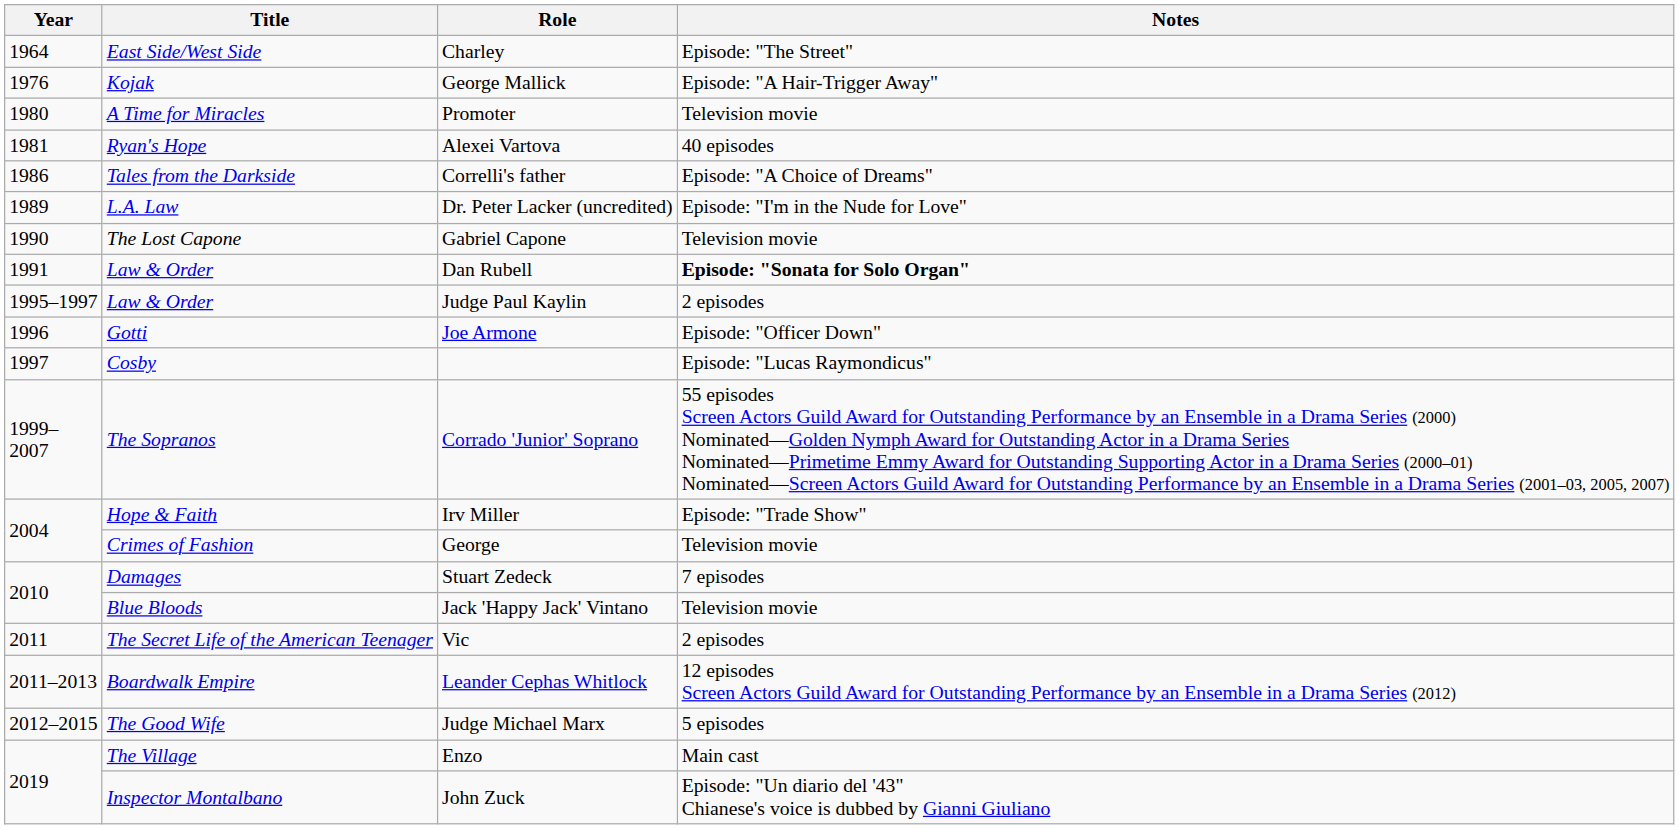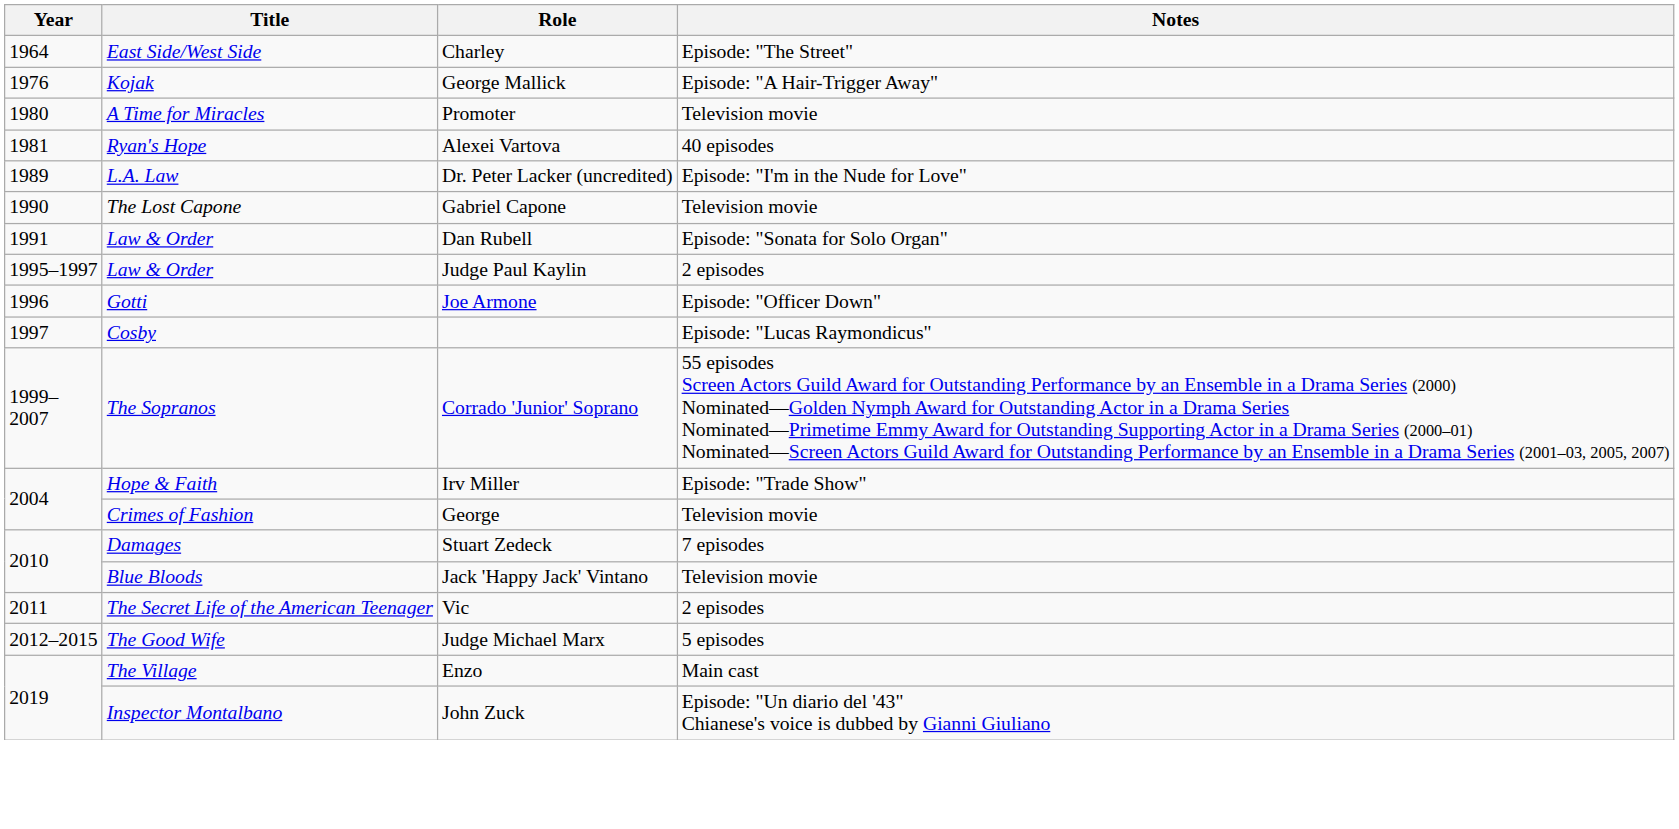- row: (504, 176)
(826, 269) bold -> (815, 238) normal
- row: (545, 681)
